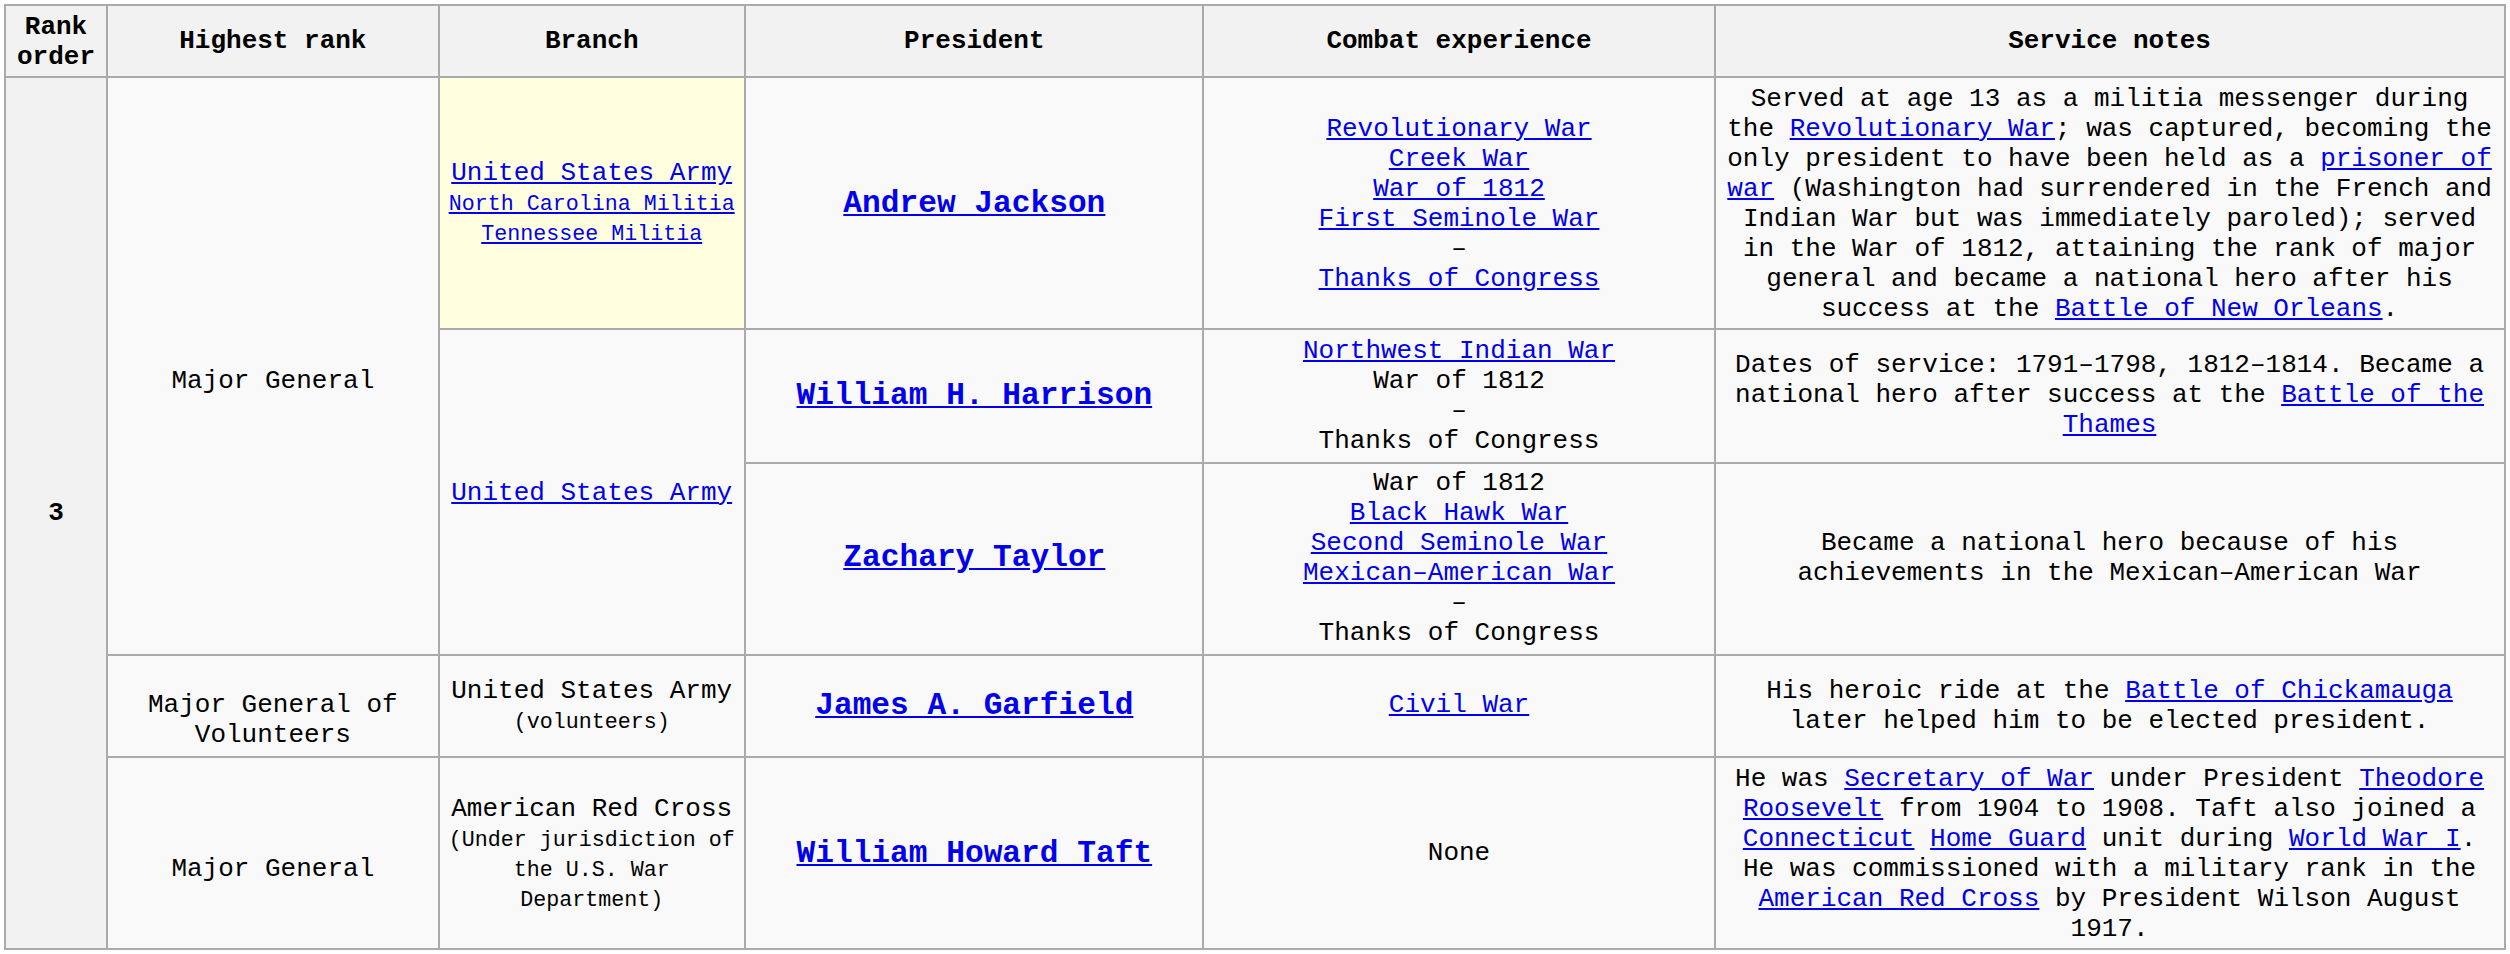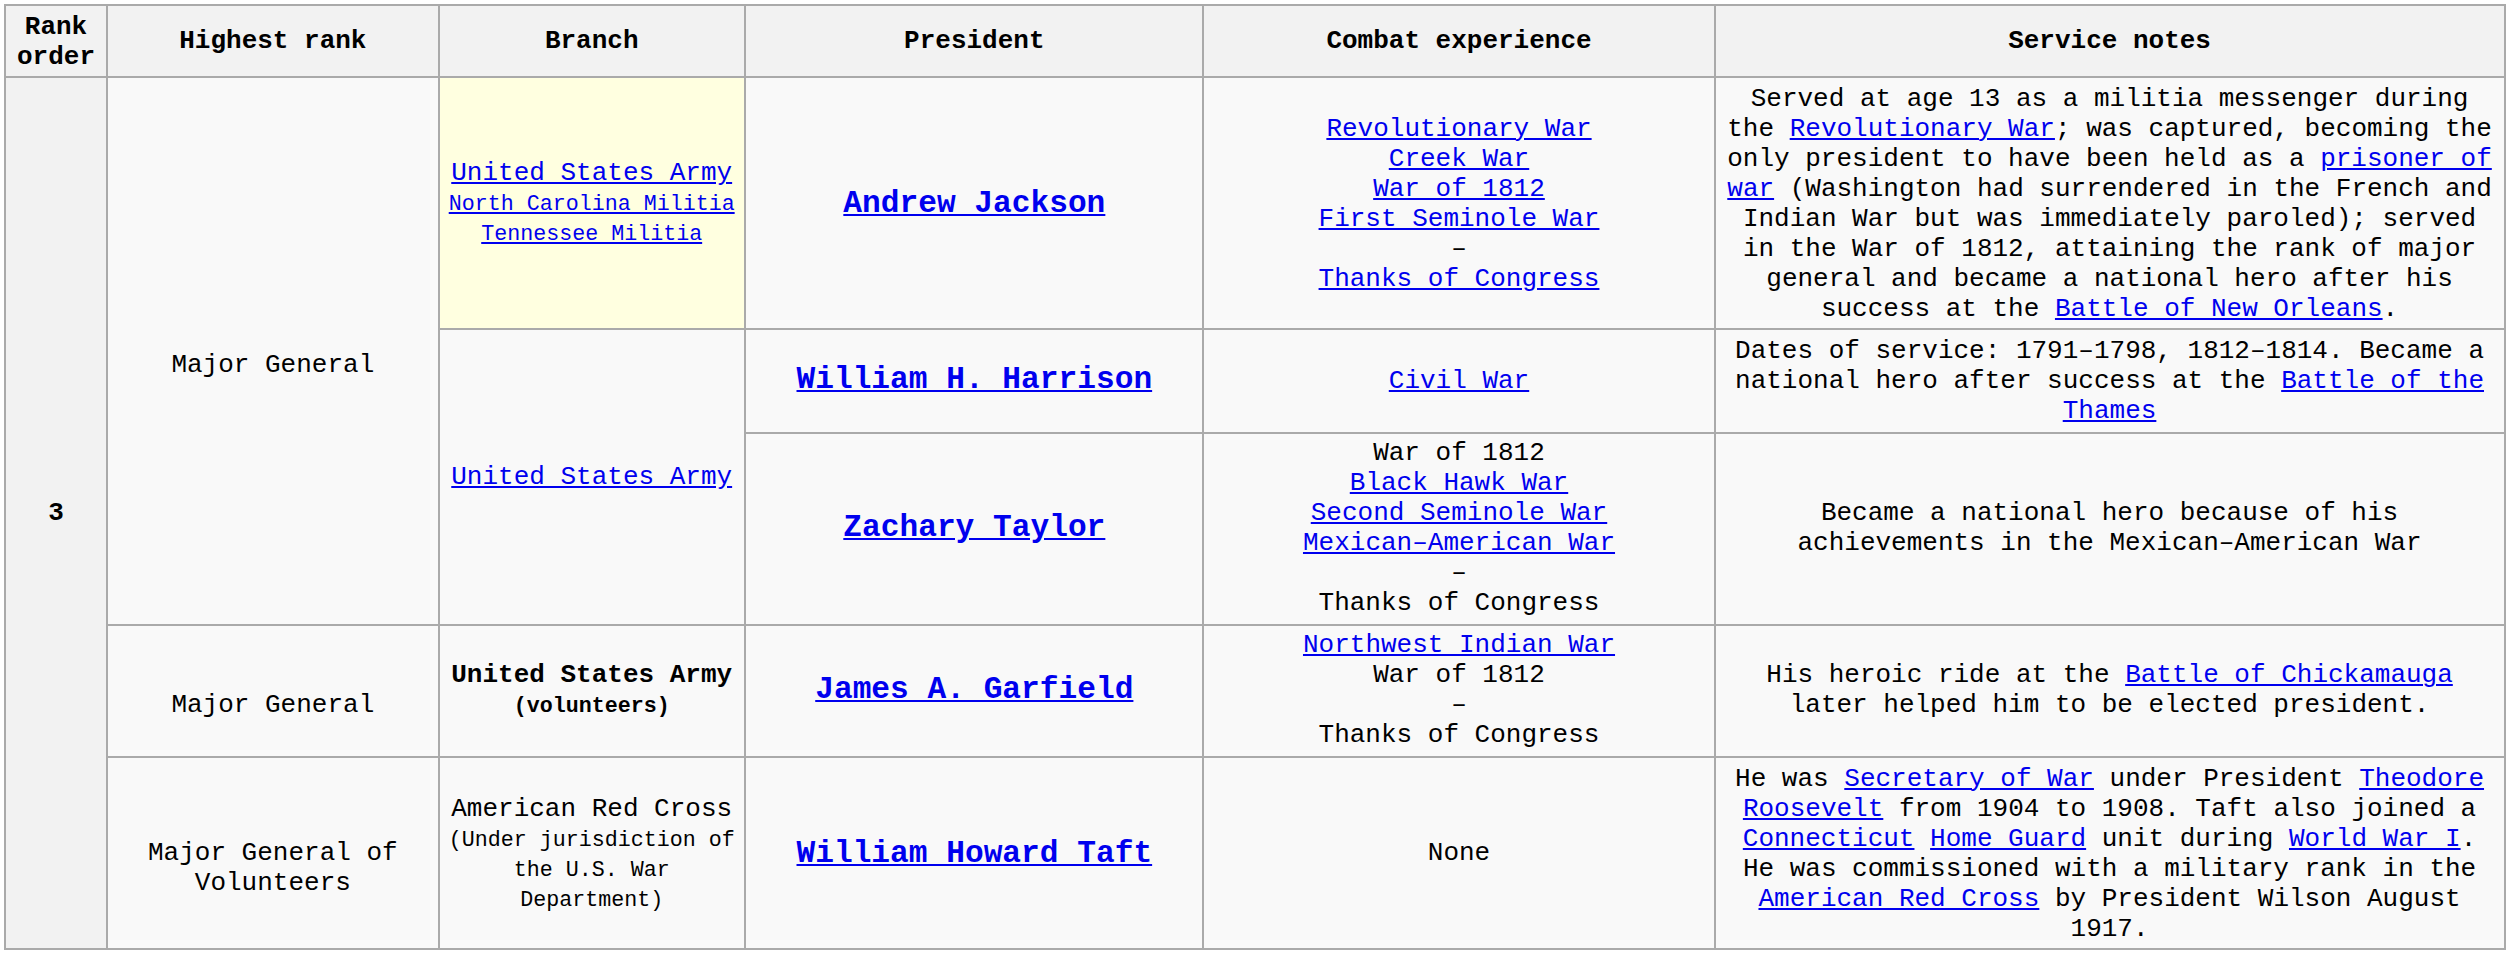(1459, 396) Northwest Indian War War of 1812 – Thanks of Congress -> (1459, 381) Civil War
(273, 721) Major General of Volunteers -> (273, 706) Major General
(592, 705) normal -> (592, 691) bold
(1459, 706) Civil War -> (1459, 691) Northwest Indian War War of 1812 – Thanks of Congress
(273, 868) Major General -> (273, 868) Major General of Volunteers
